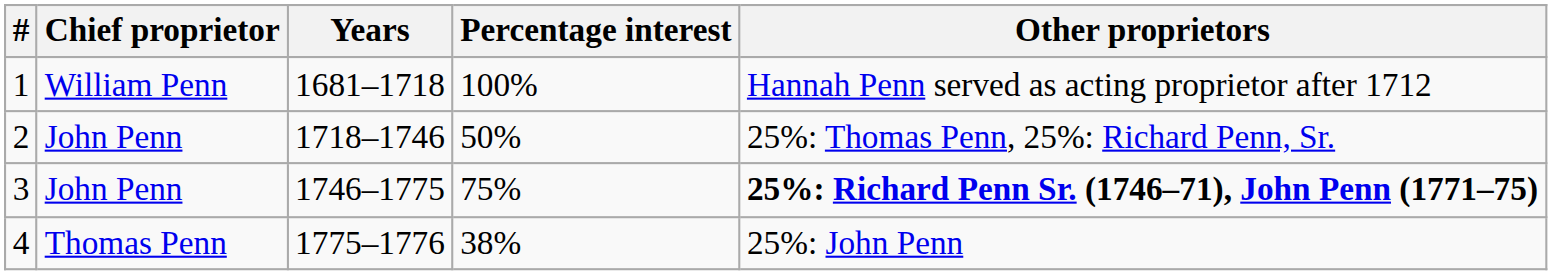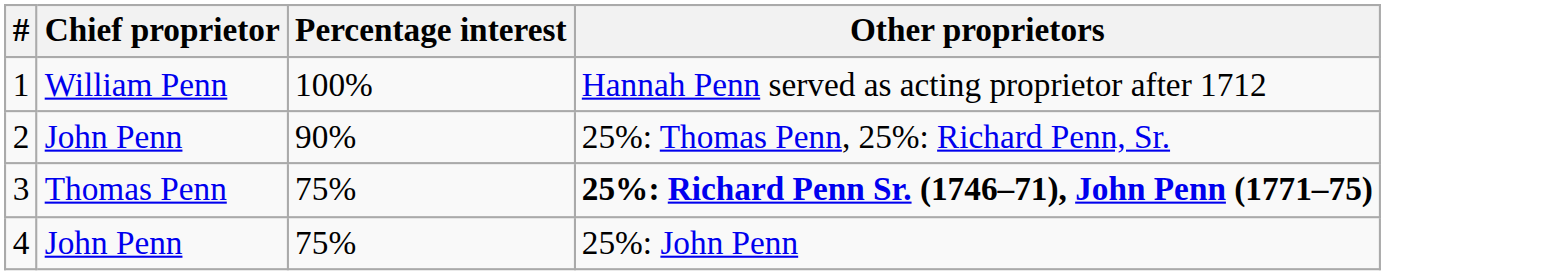- column: (370, 30)
(491, 136) 50% -> (326, 136) 90%
(114, 189) John Penn -> (136, 189) Thomas Penn
(136, 242) Thomas Penn -> (114, 242) John Penn
(491, 242) 38% -> (326, 242) 75%
